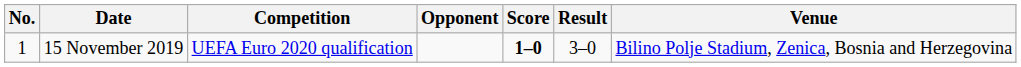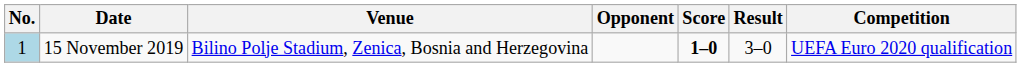columns swapped: (814, 18) <-> (302, 18)
(22, 47) no background -> (22, 47) lightblue background
